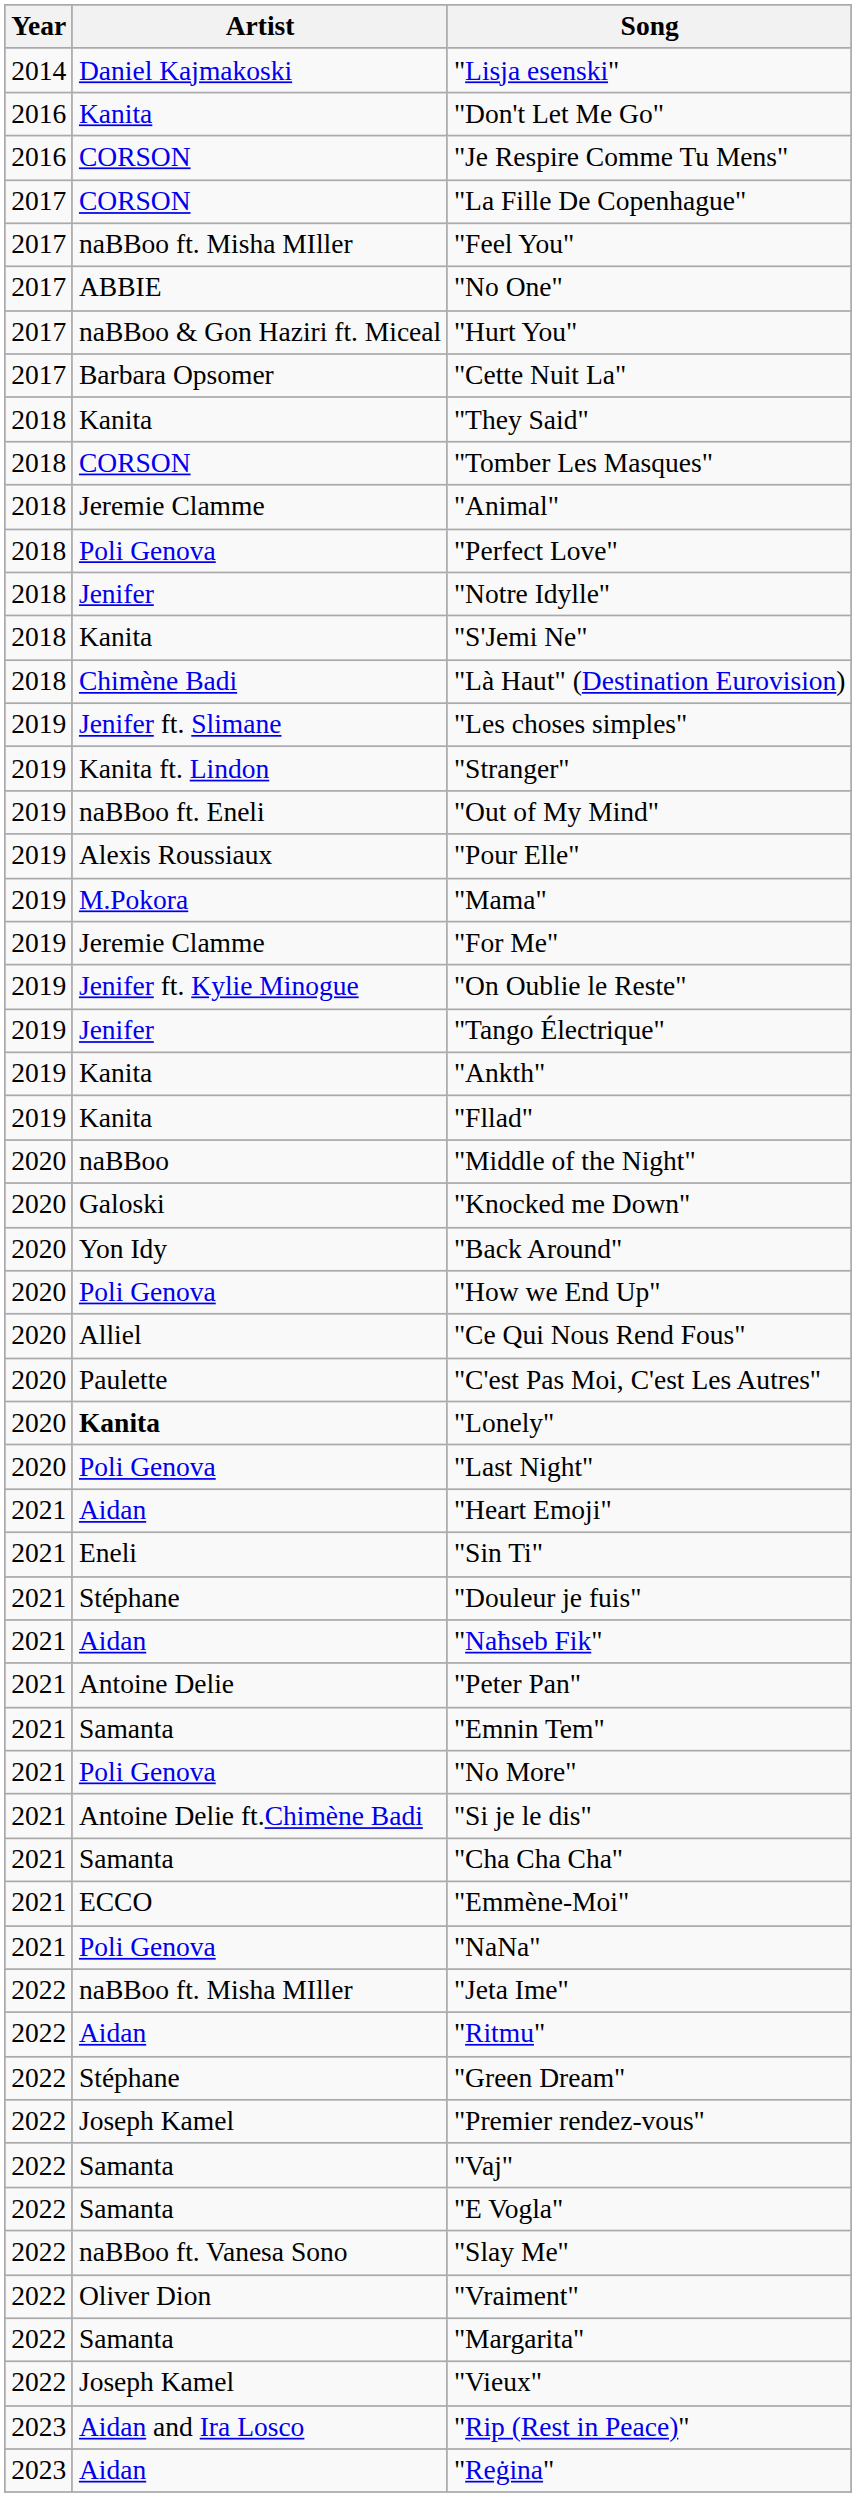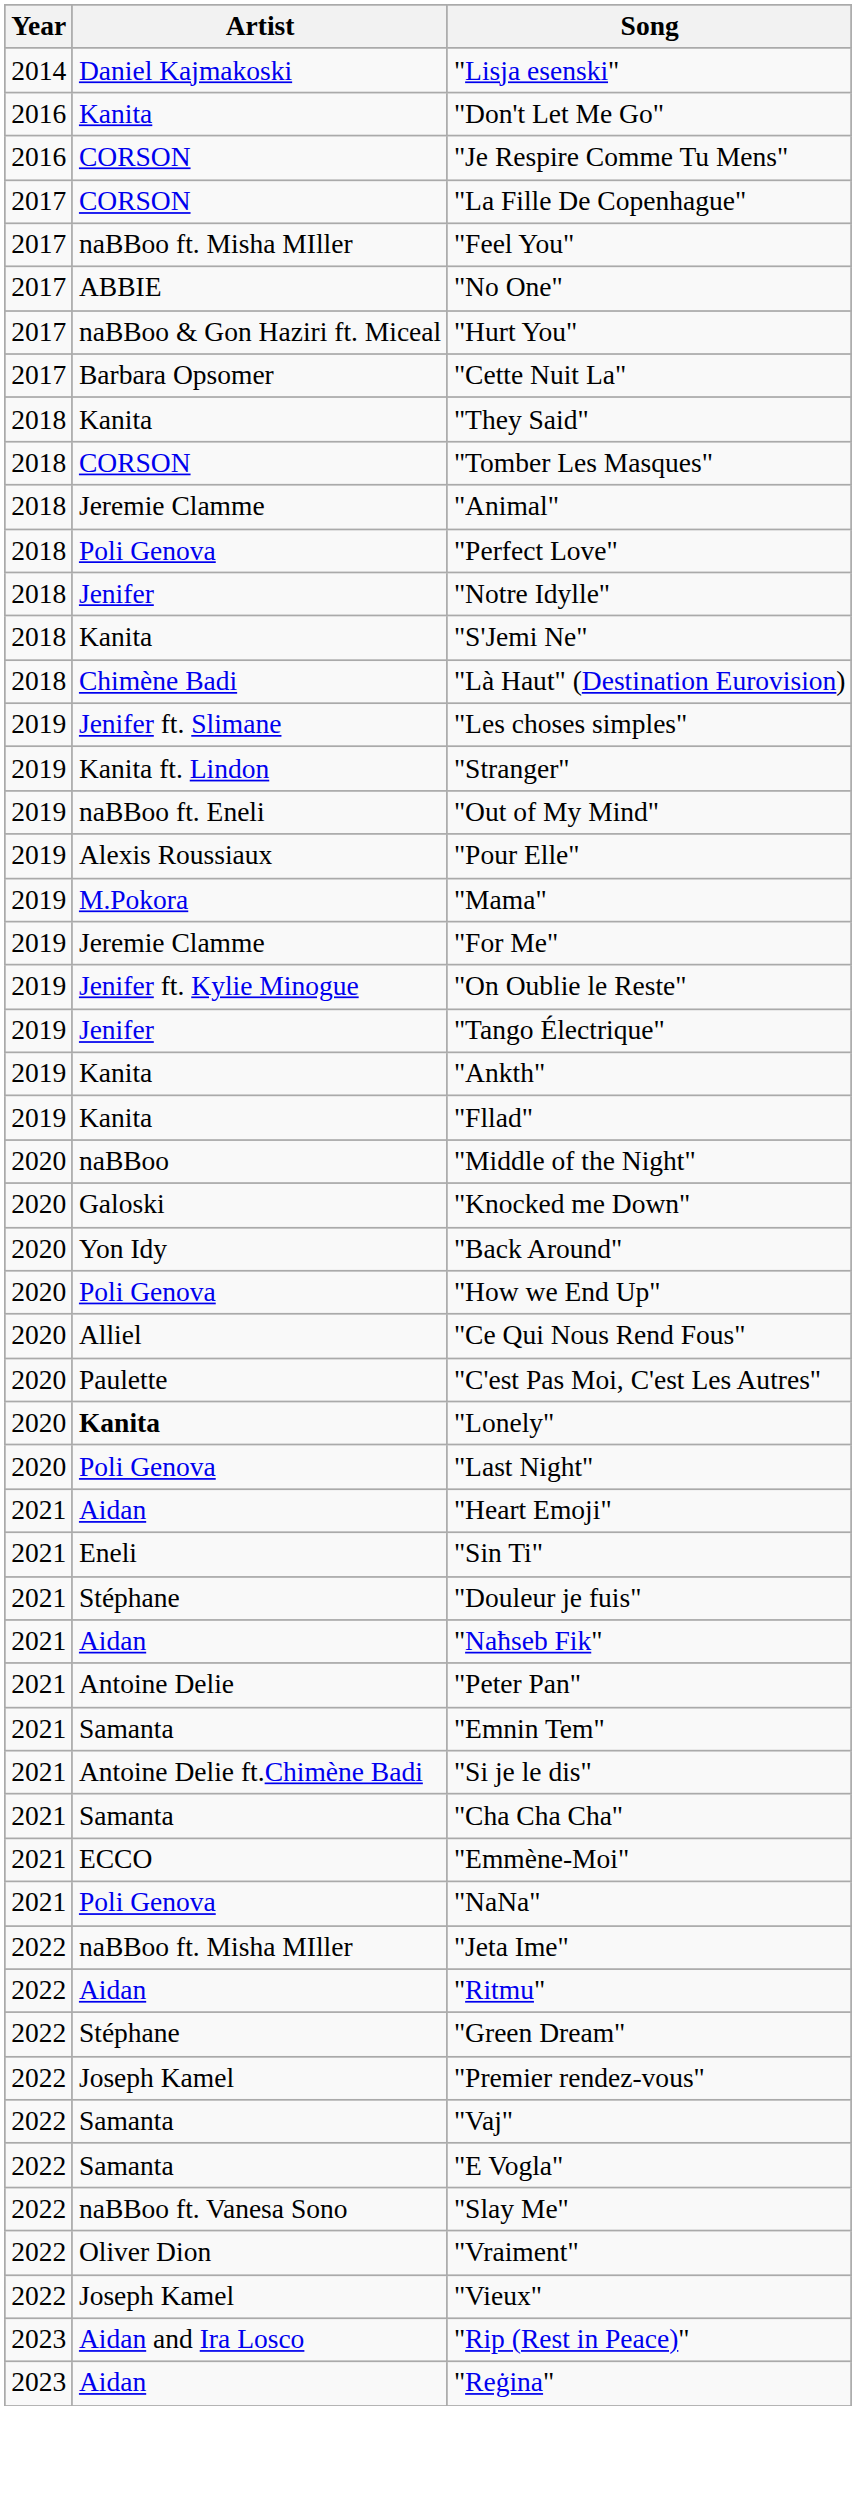- row: (515, 1772)
- row: (519, 2339)
